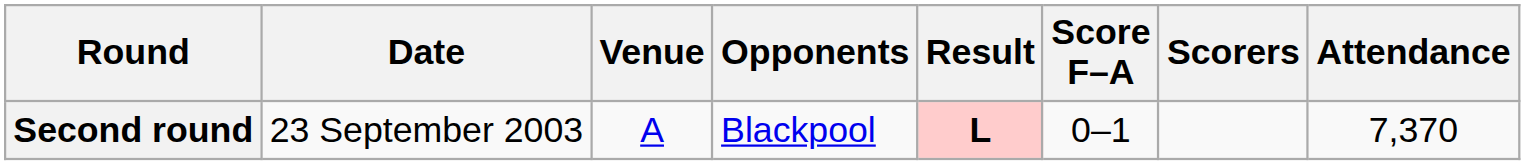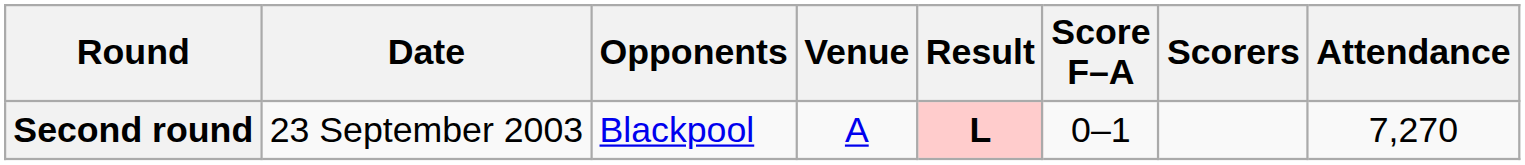columns swapped: (815, 52) <-> (652, 52)
(1413, 129) 7,370 -> (1413, 129) 7,270
